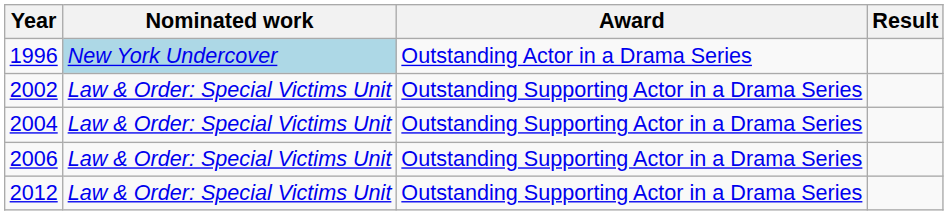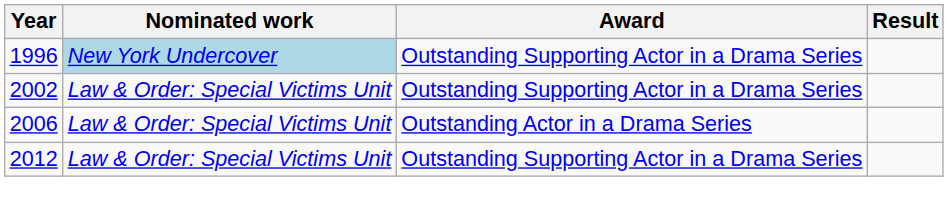(577, 55) Outstanding Actor in a Drama Series -> (632, 55) Outstanding Supporting Actor in a Drama Series
- row: (34, 124)
(632, 158) Outstanding Supporting Actor in a Drama Series -> (577, 124) Outstanding Actor in a Drama Series
